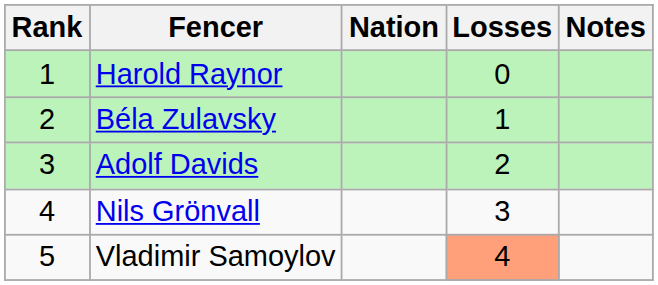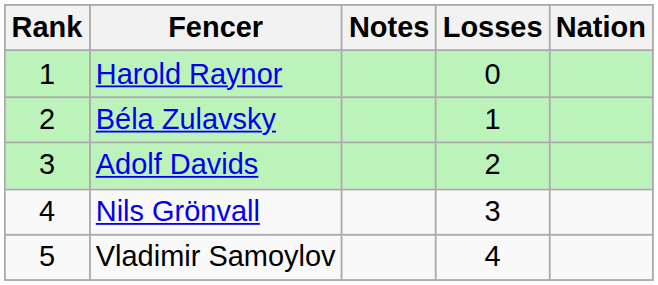columns swapped: (394, 27) <-> (606, 27)
(502, 257) lightsalmon background -> (493, 257) no background
